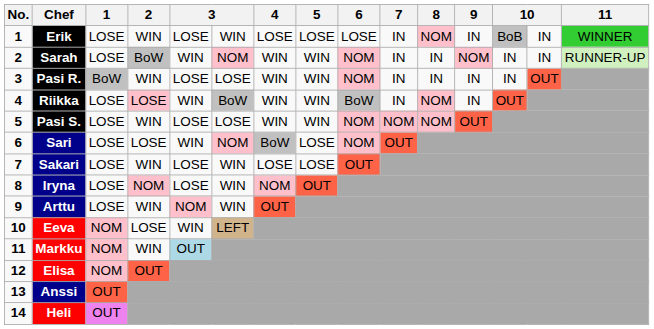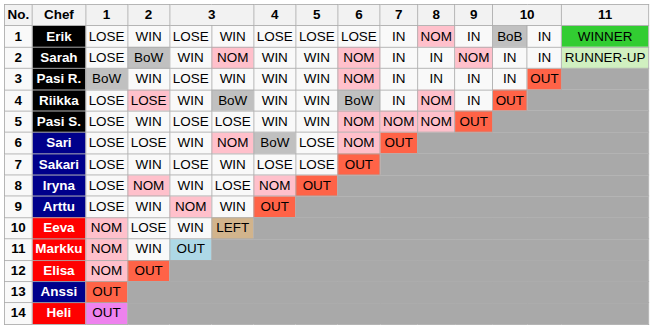(233, 79) LOSE -> (233, 79) WIN
(191, 185) LOSE -> (191, 185) WIN
(233, 185) WIN -> (233, 185) LOSE
